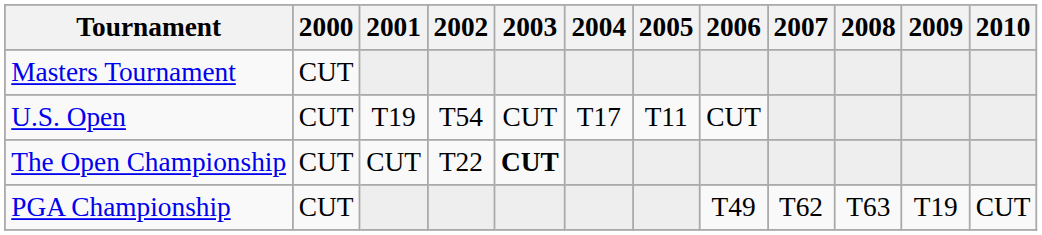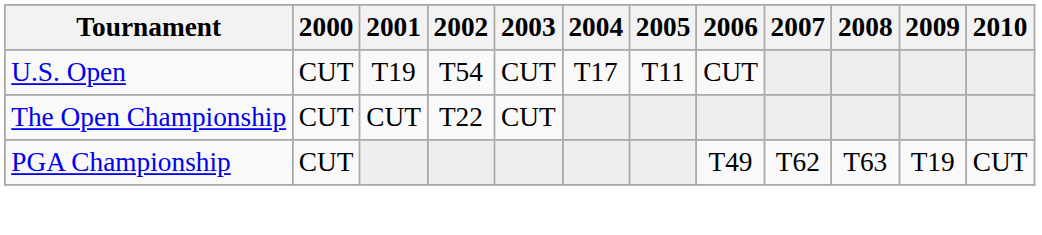- row: (124, 72)
(530, 162) bold -> (528, 117) normal
